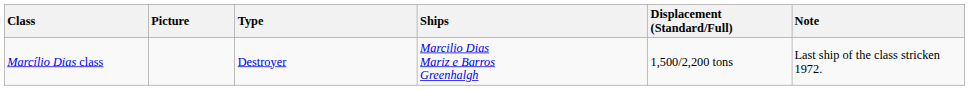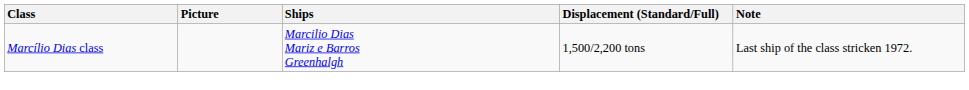- column: (251, 21)
